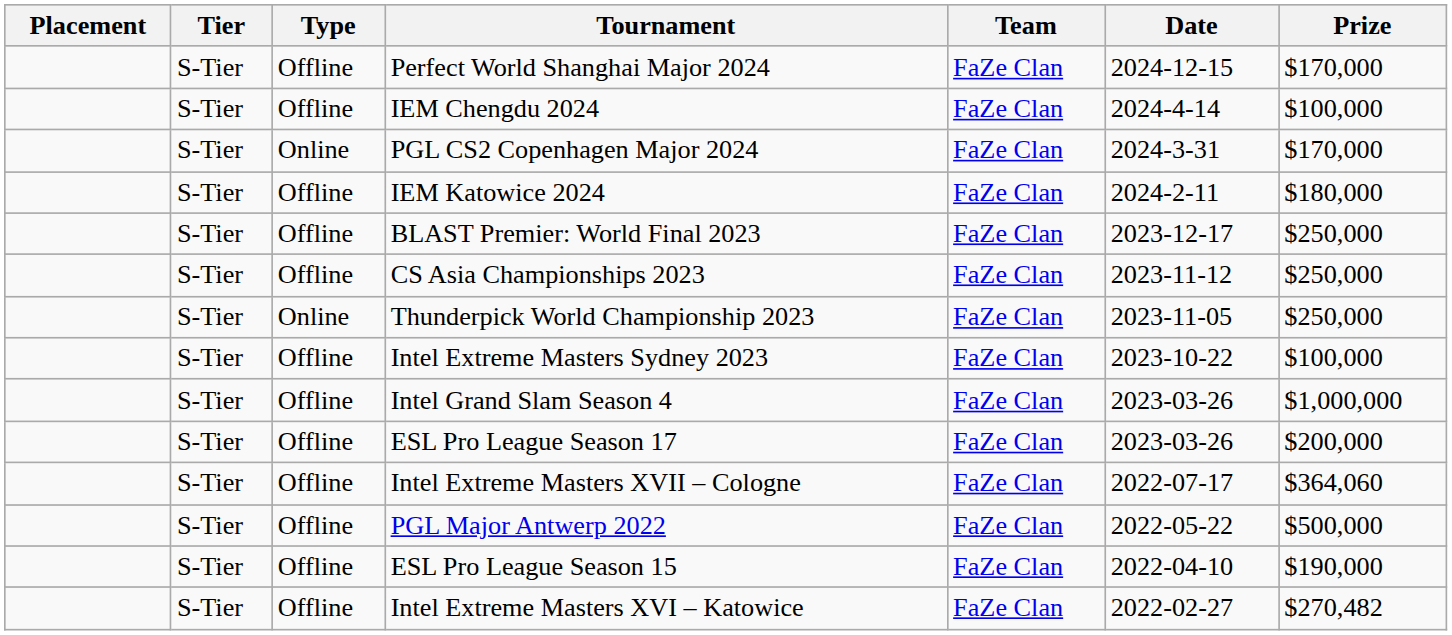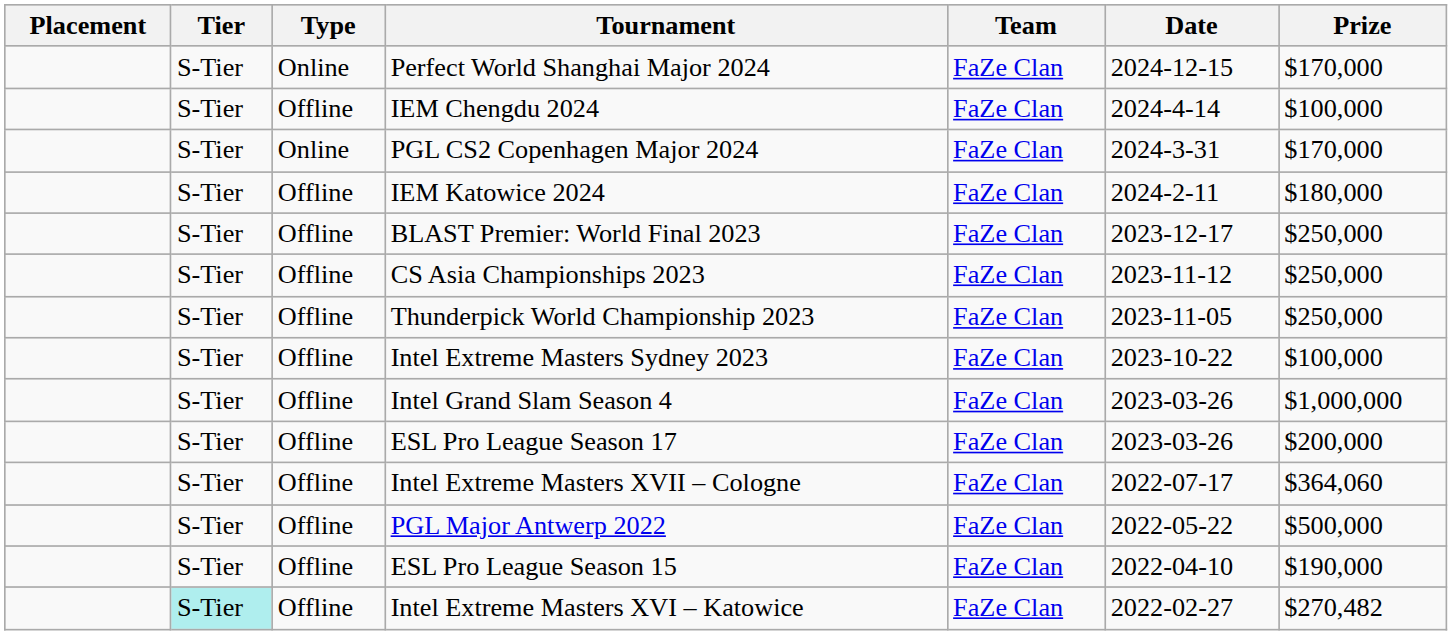(315, 66) Offline -> (314, 66) Online
(314, 316) Online -> (315, 316) Offline
(210, 607) no background -> (210, 607) paleturquoise background
